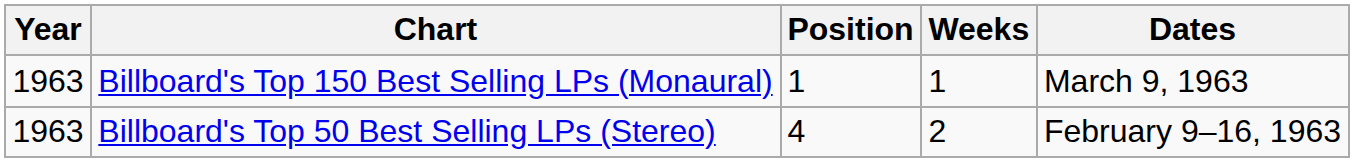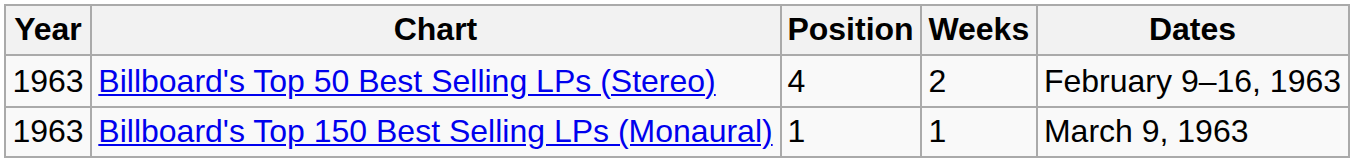rows swapped: (435, 80) <-> (407, 131)
